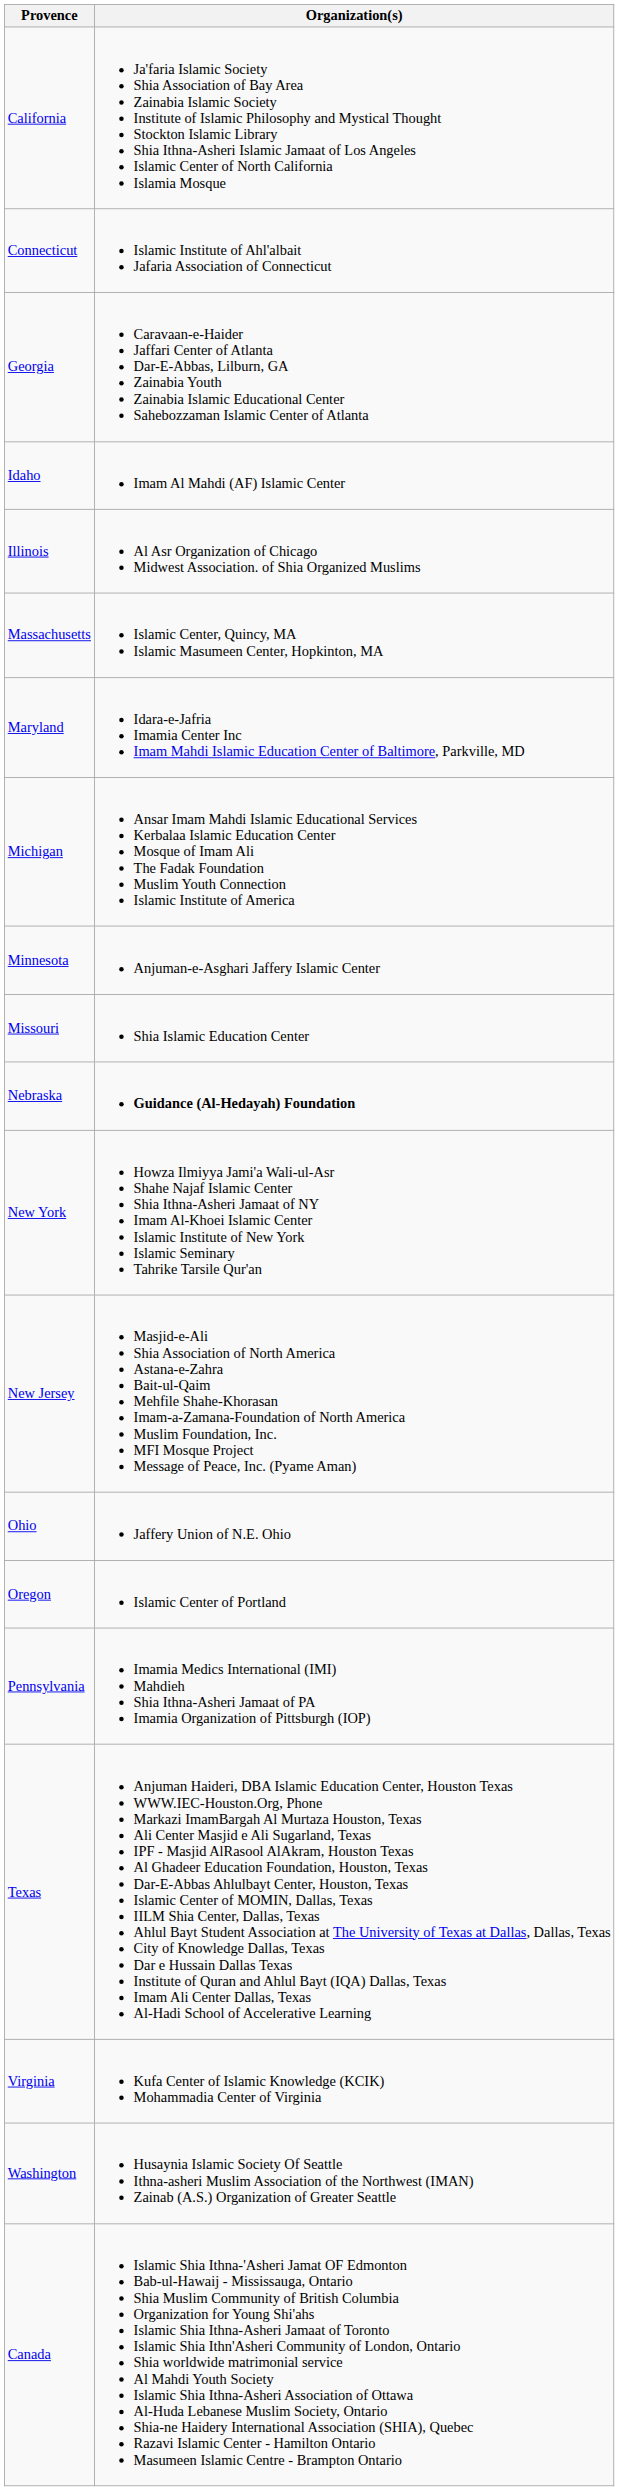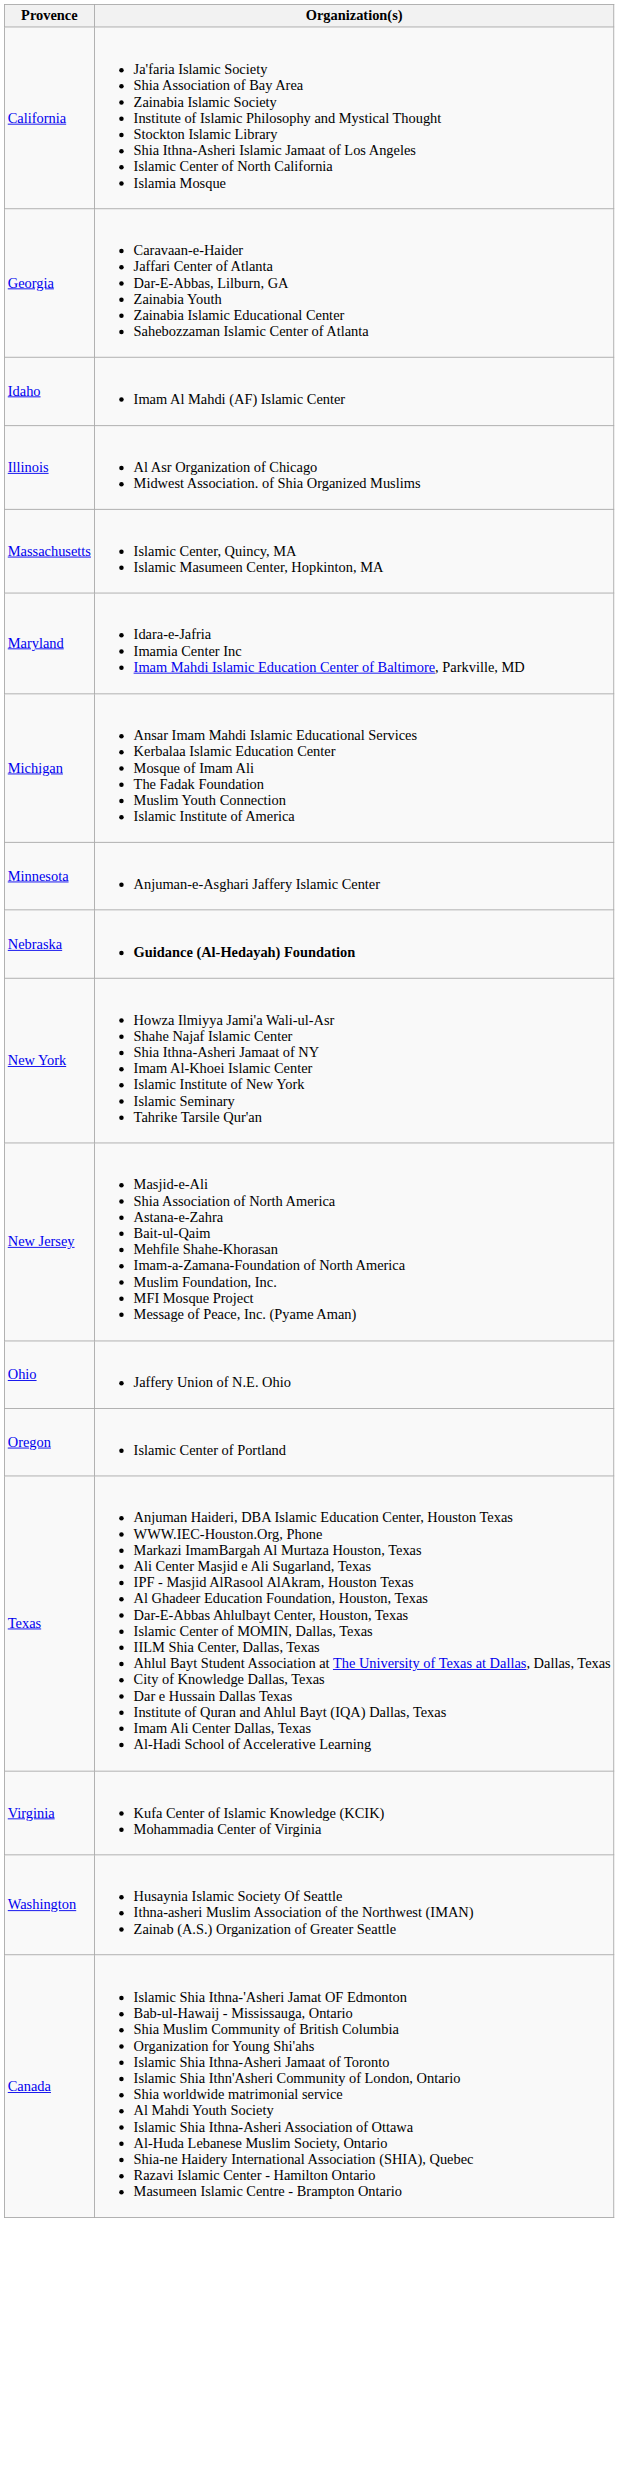- row: (43, 250)
- row: (33, 1028)
- row: (46, 1686)
